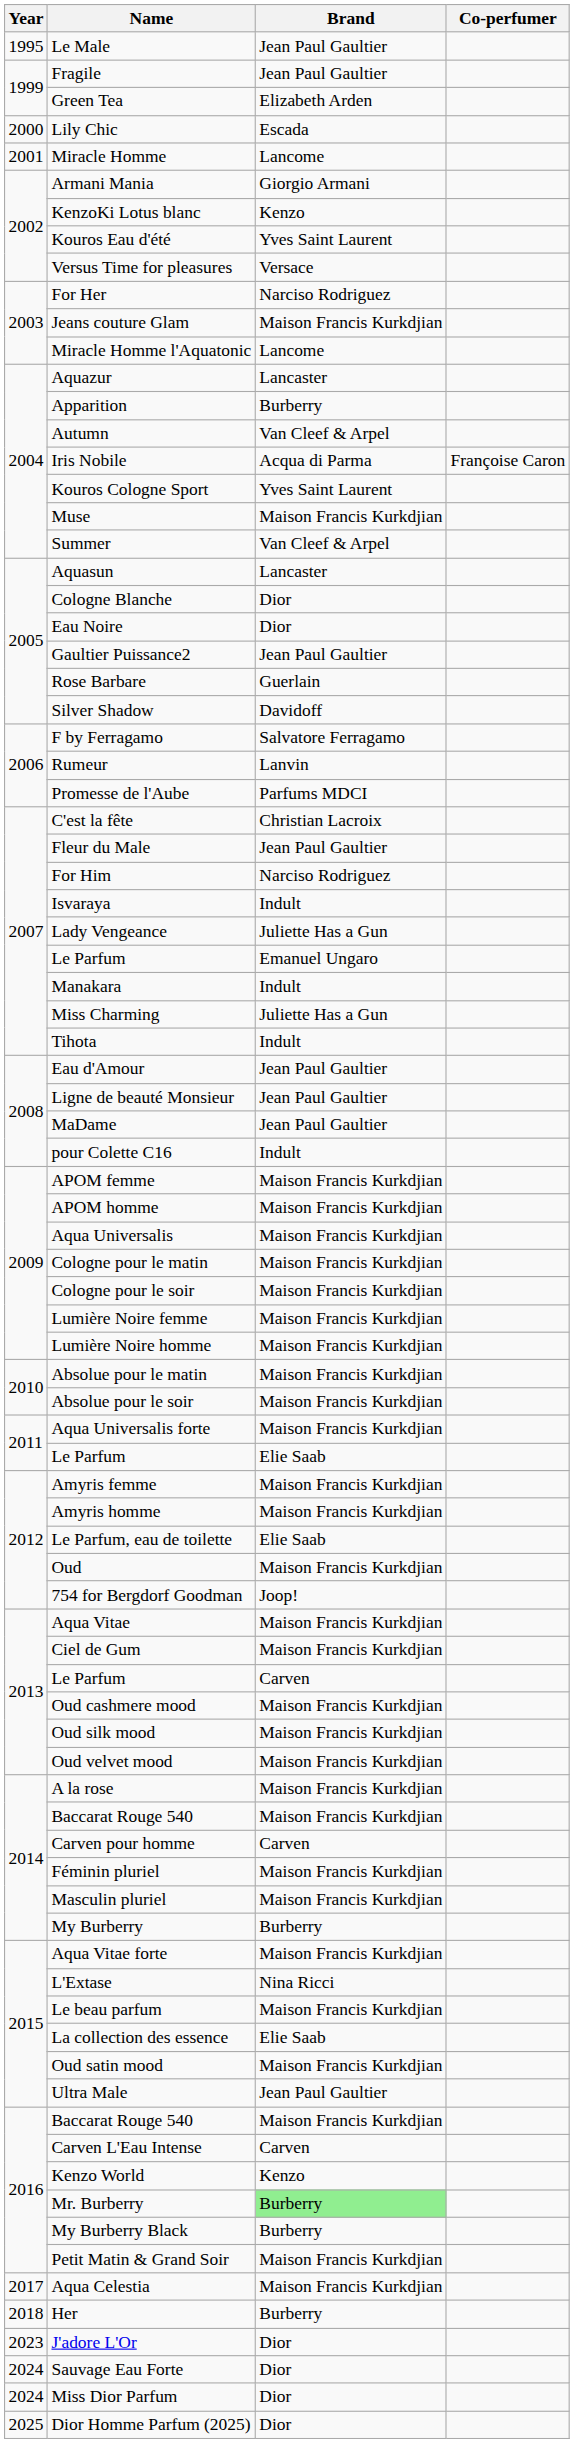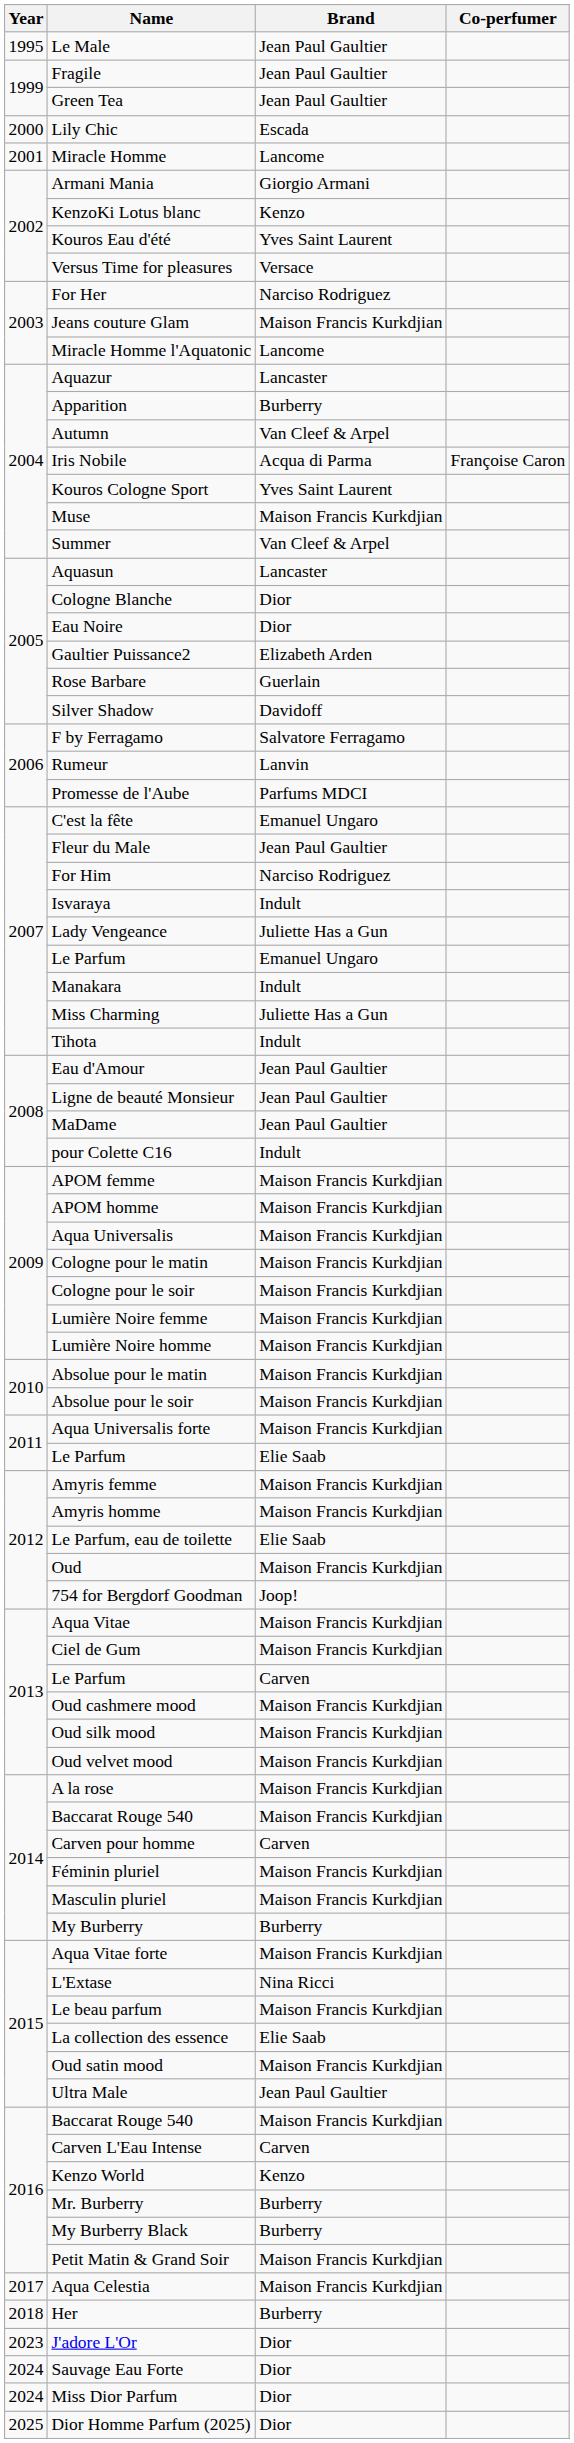(316, 101) Elizabeth Arden -> (323, 101) Jean Paul Gaultier
(323, 654) Jean Paul Gaultier -> (316, 654) Elizabeth Arden
(321, 820) Christian Lacroix -> (319, 820) Emanuel Ungaro
(291, 2203) lightgreen background -> (291, 2203) no background
